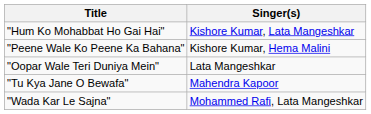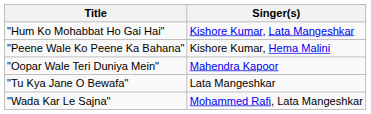(233, 66) Lata Mangeshkar -> (234, 66) Mahendra Kapoor
(234, 84) Mahendra Kapoor -> (233, 84) Lata Mangeshkar
